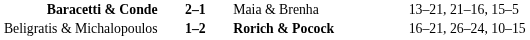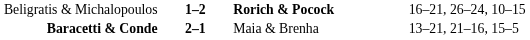rows swapped: (102, 9) <-> (81, 28)
